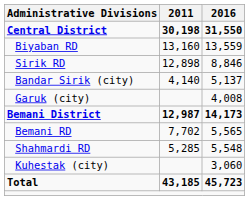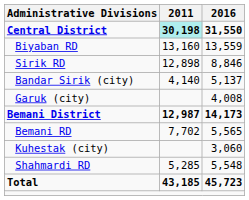(181, 30) no background -> (181, 30) paleturquoise background
rows swapped: (53, 148) <-> (62, 165)
